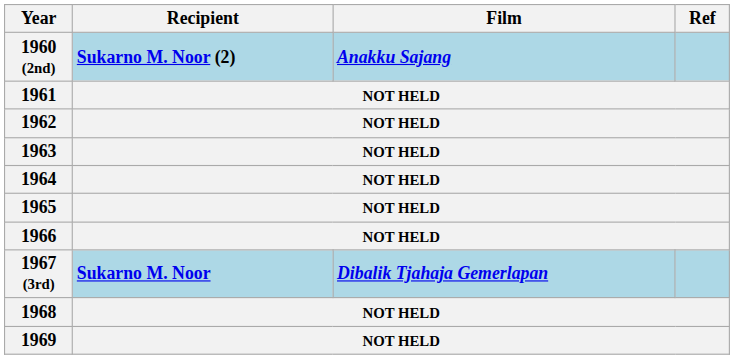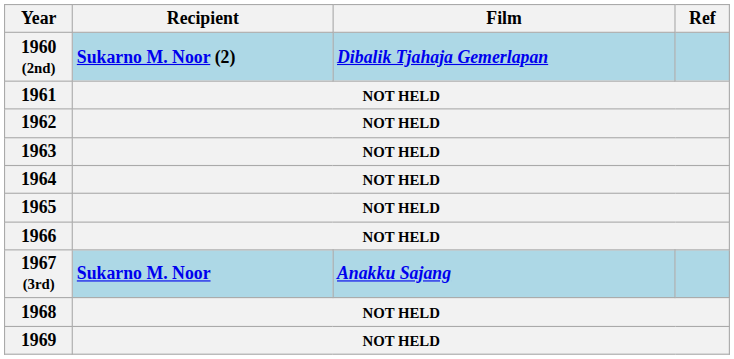(394, 56) Anakku Sajang -> (443, 56) Dibalik Tjahaja Gemerlapan
(443, 273) Dibalik Tjahaja Gemerlapan -> (394, 273) Anakku Sajang
